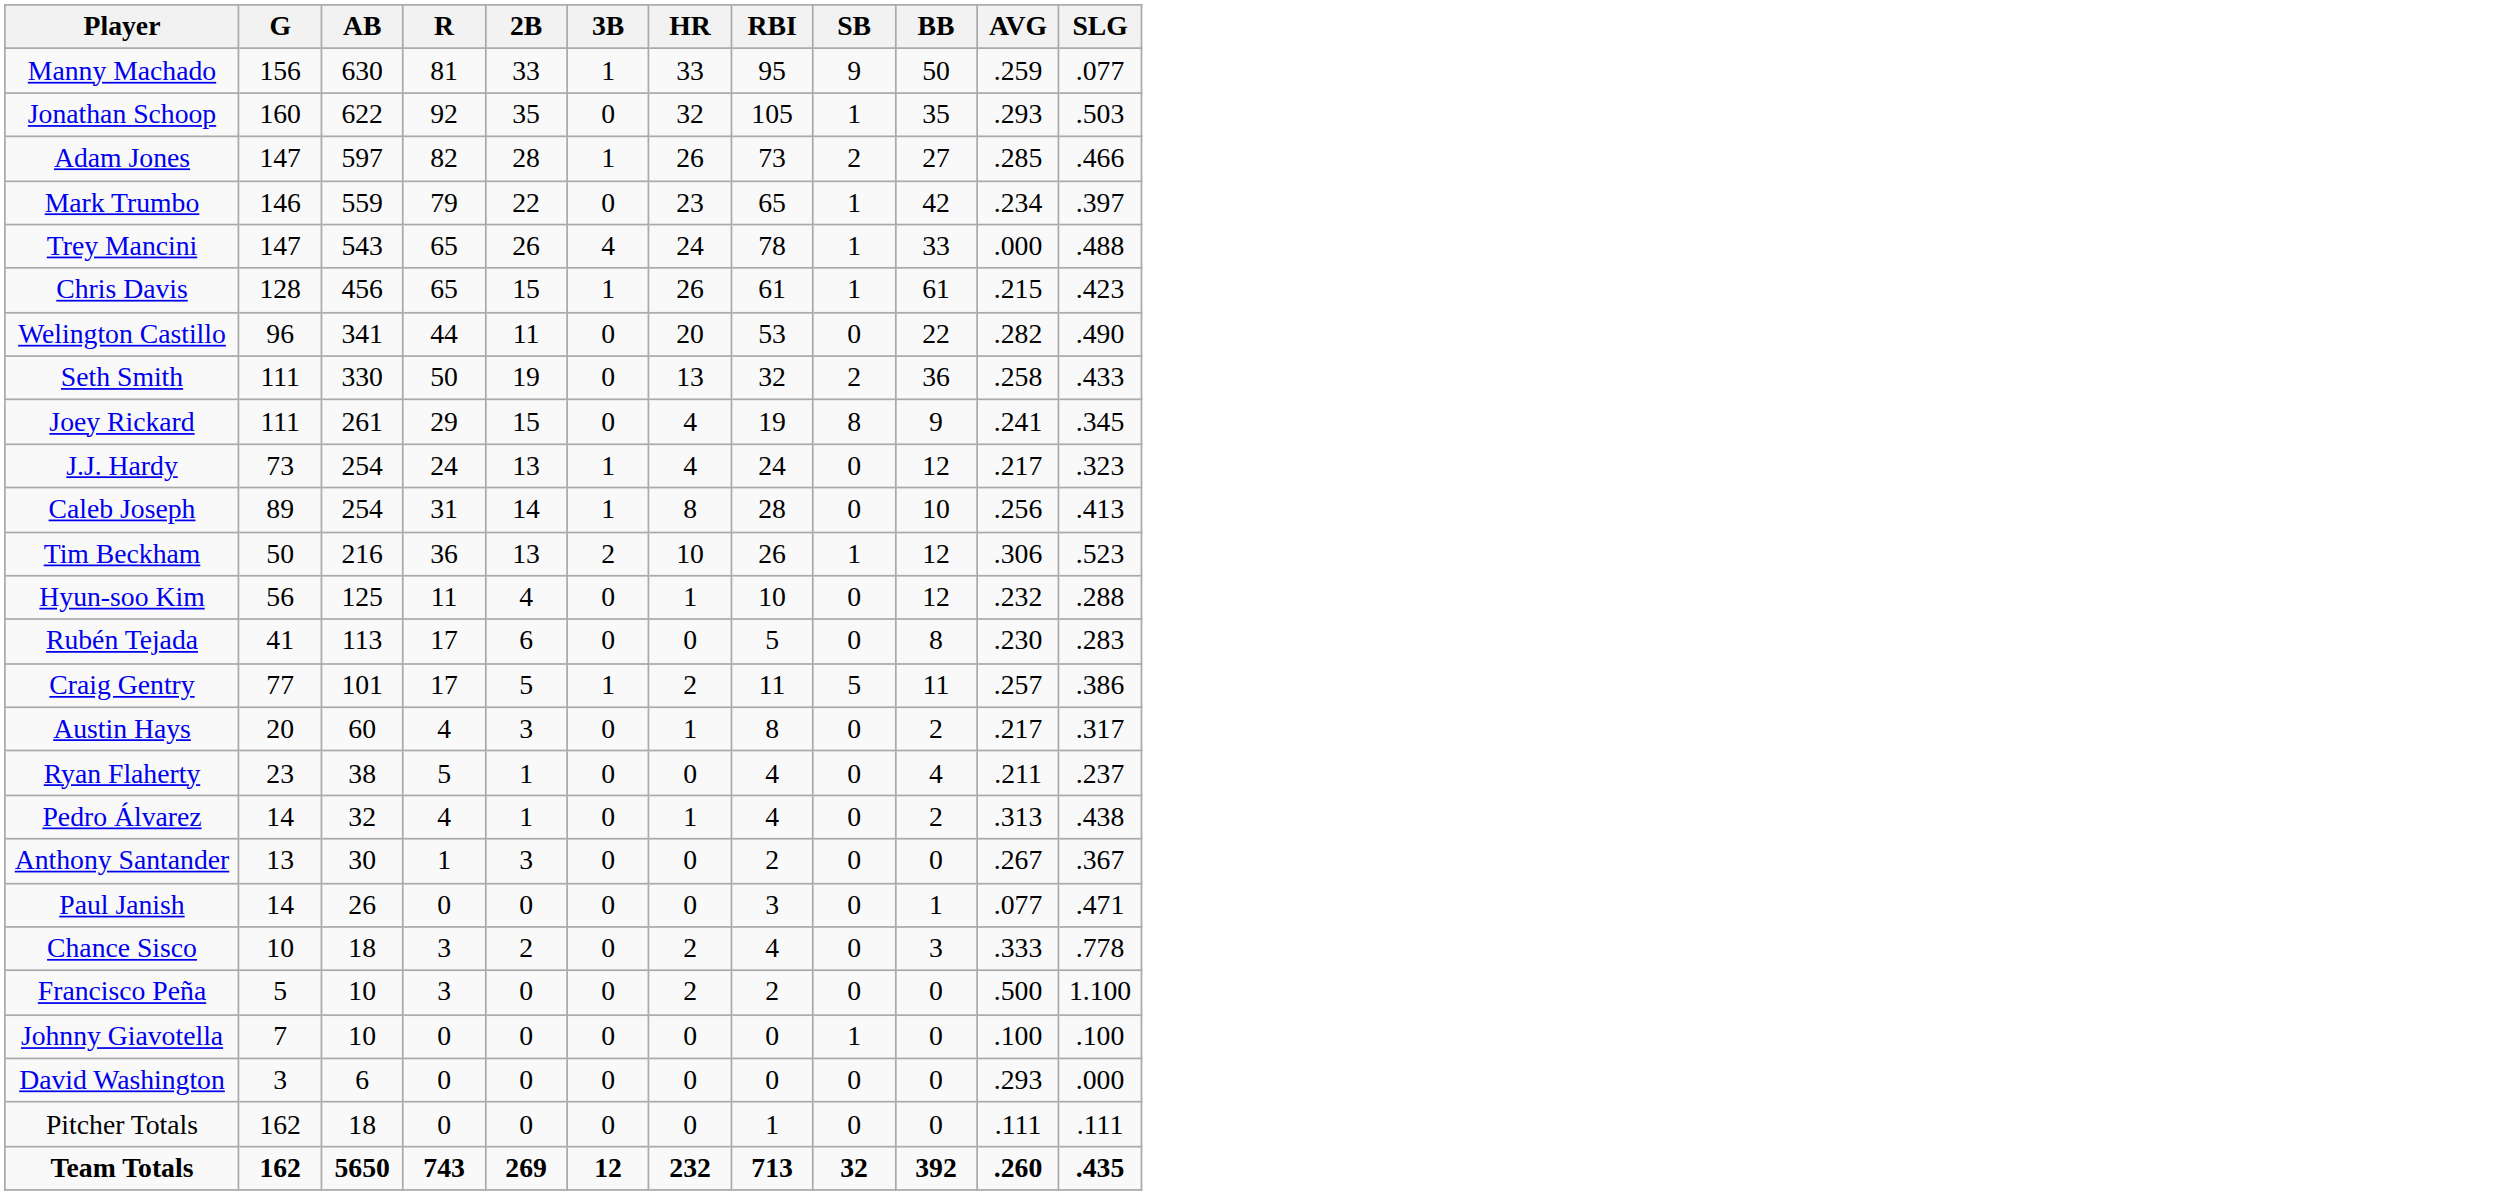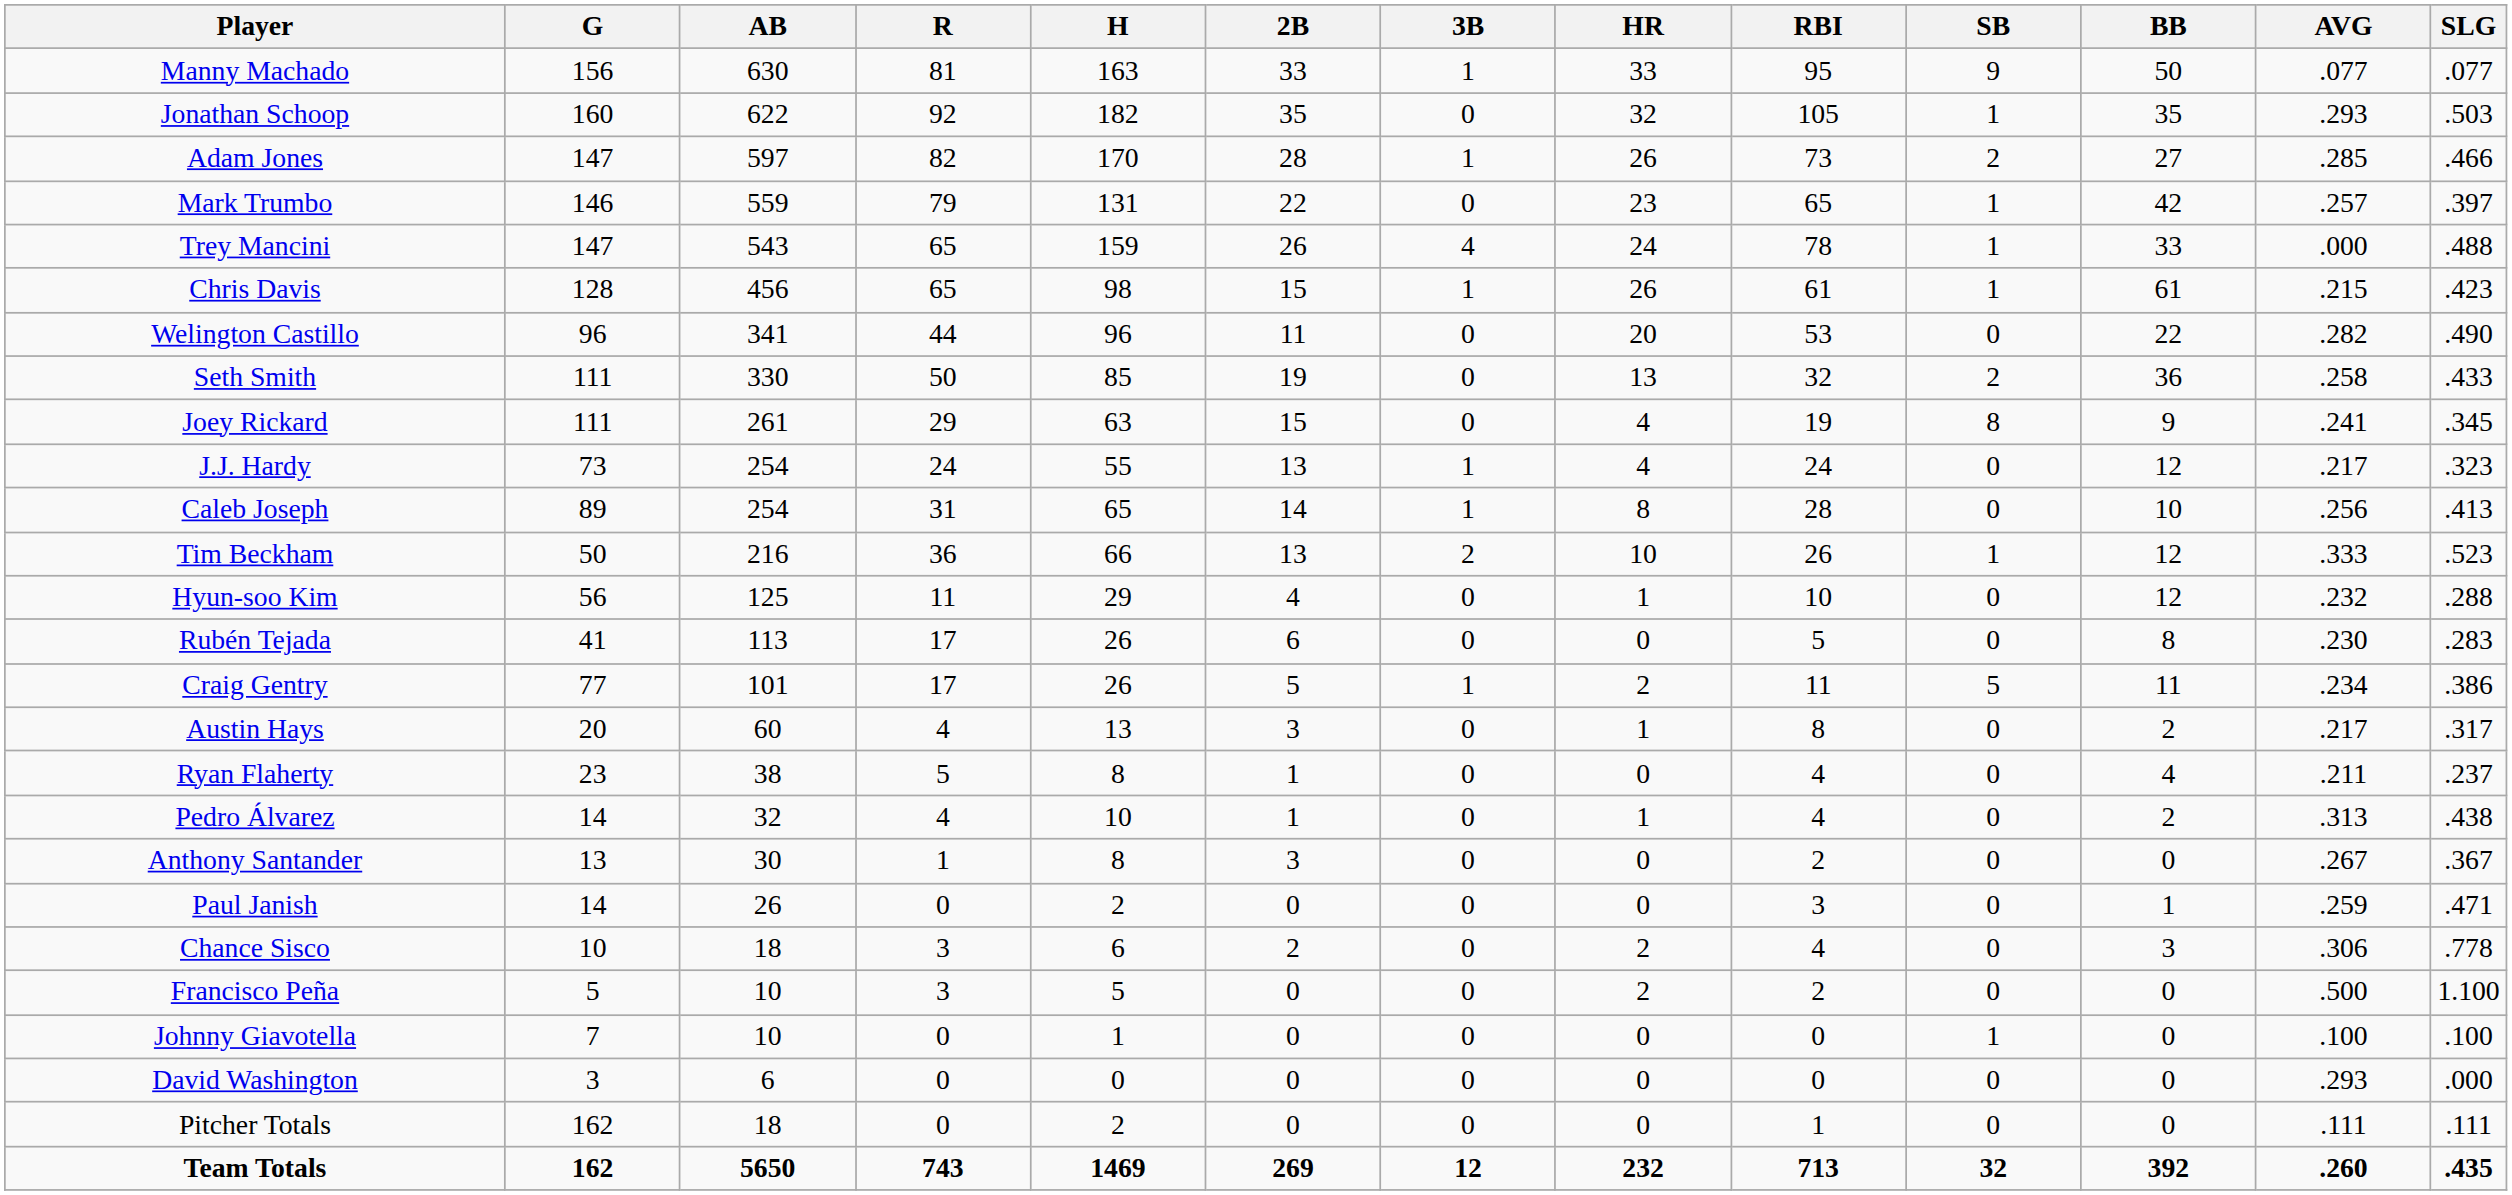+ column: (1118, 26)
(1018, 70) .259 -> (2343, 70) .077
(1018, 202) .234 -> (2343, 202) .257
(1018, 553) .306 -> (2343, 553) .333
(1018, 684) .257 -> (2343, 684) .234
(1018, 904) .077 -> (2343, 904) .259
(1018, 948) .333 -> (2343, 948) .306
